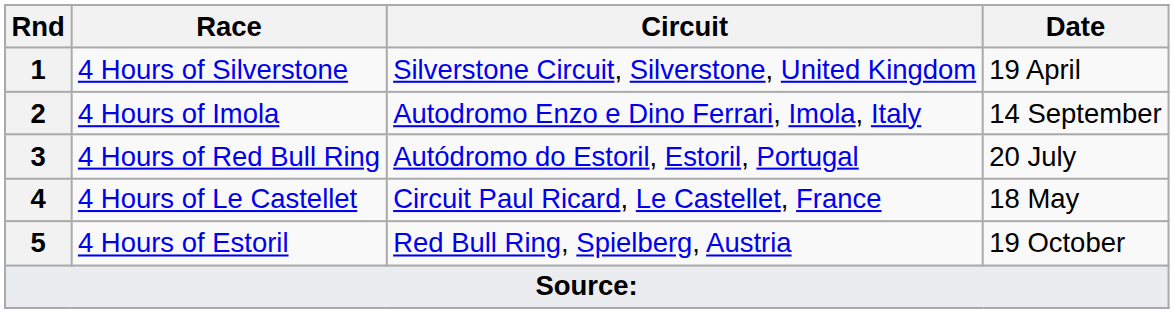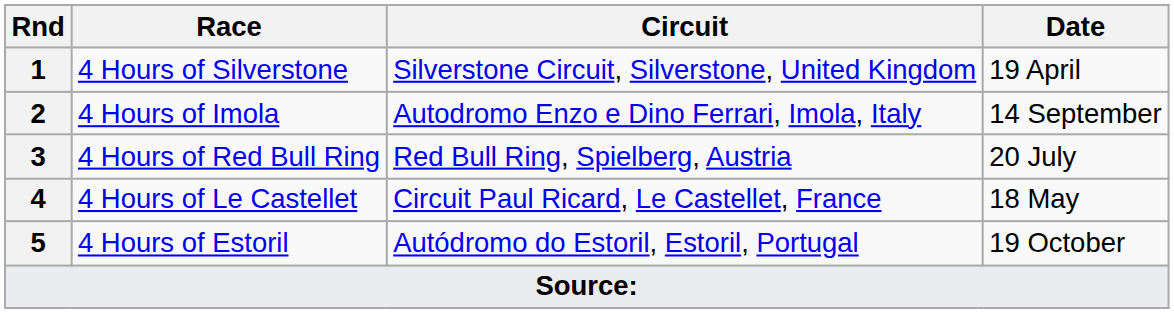(626, 156) Autódromo do Estoril, Estoril, Portugal -> (592, 156) Red Bull Ring, Spielberg, Austria
(592, 243) Red Bull Ring, Spielberg, Austria -> (626, 243) Autódromo do Estoril, Estoril, Portugal
